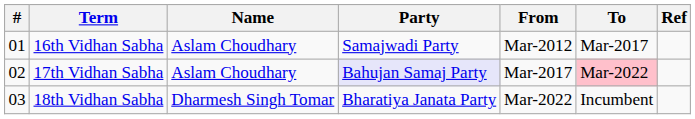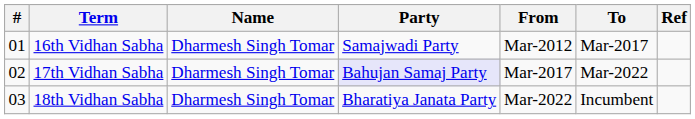(234, 45) Aslam Choudhary -> (253, 45) Dharmesh Singh Tomar
(234, 72) Aslam Choudhary -> (253, 72) Dharmesh Singh Tomar
(614, 72) pink background -> (614, 72) no background
